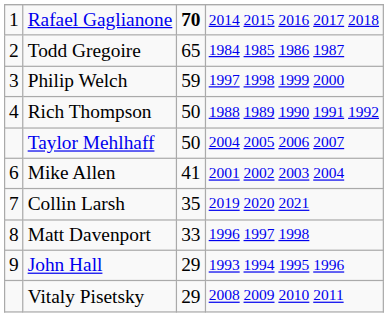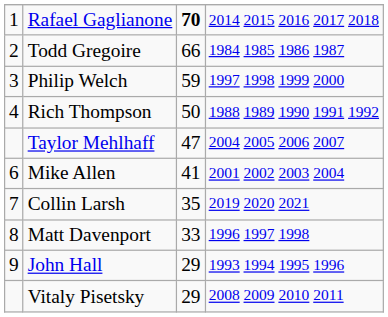(191, 50) 65 -> (191, 50) 66
(191, 142) 50 -> (191, 142) 47
